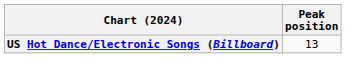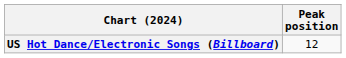(312, 44) 13 -> (312, 44) 12
